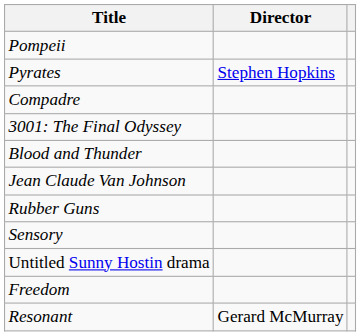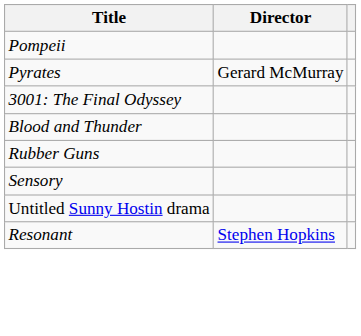(276, 72) Stephen Hopkins -> (281, 72) Gerard McMurray
- row: (44, 99)
- row: (97, 180)
- row: (39, 289)
(281, 316) Gerard McMurray -> (276, 235) Stephen Hopkins
